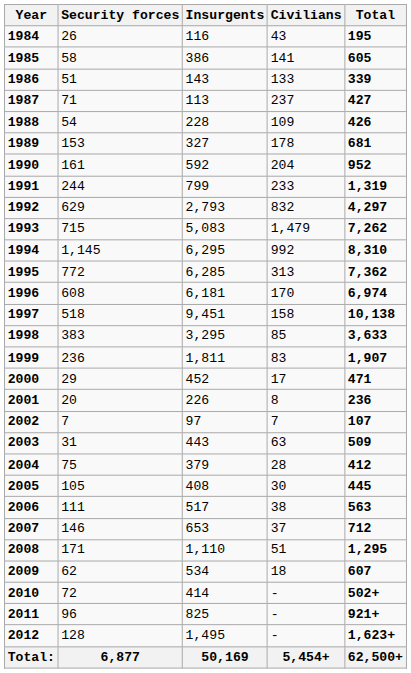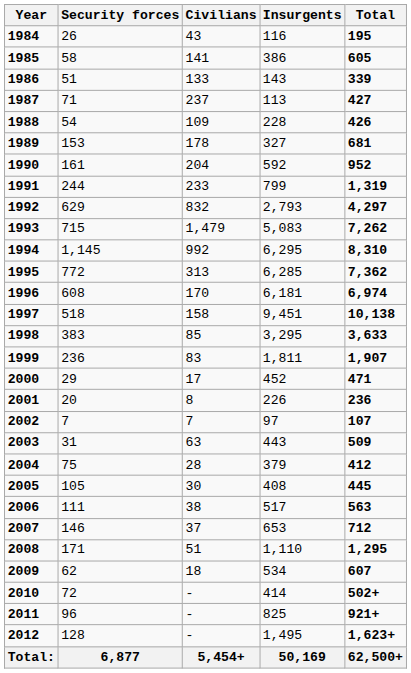columns swapped: (306, 15) <-> (225, 15)
